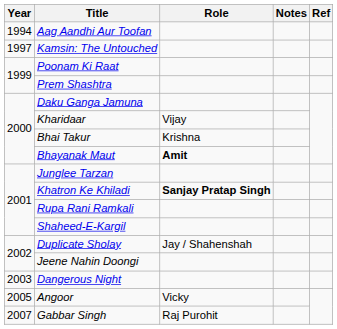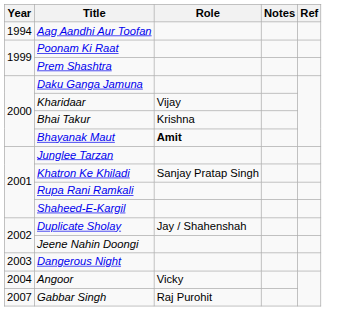- row: (97, 48)
(216, 191) bold -> (208, 173) normal
(19, 297) 2005 -> (19, 279) 2004
